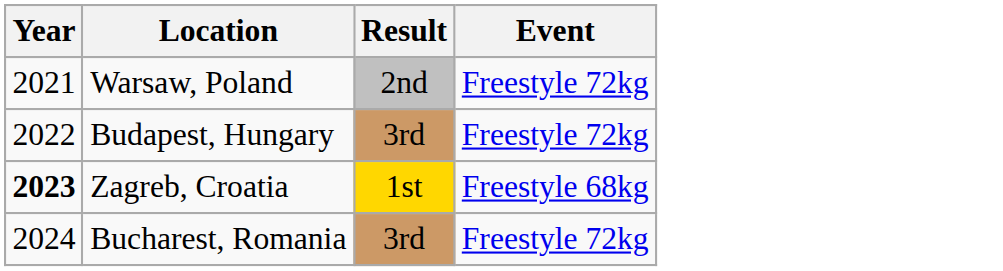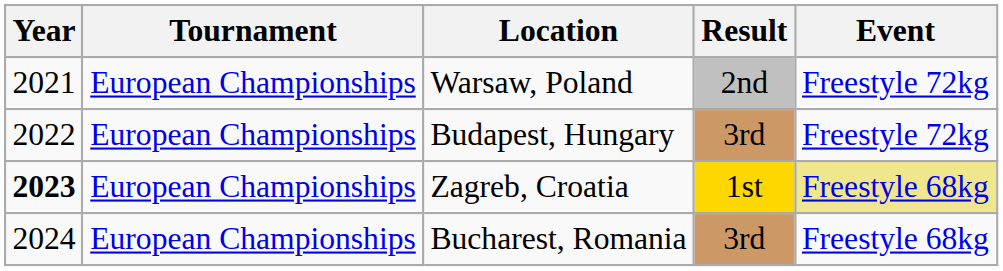+ column: (253, 30)
(555, 187) no background -> (895, 187) khaki background
(555, 239) Freestyle 72kg -> (895, 239) Freestyle 68kg
